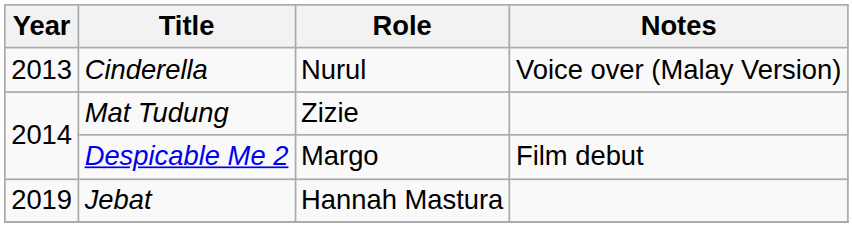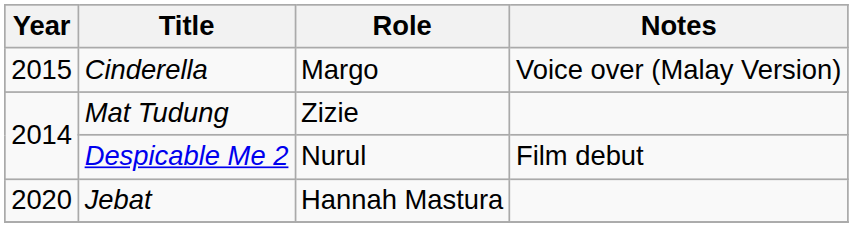(42, 69) 2013 -> (42, 69) 2015
(334, 69) Nurul -> (340, 69) Margo
(340, 156) Margo -> (334, 156) Nurul
(42, 199) 2019 -> (42, 199) 2020
